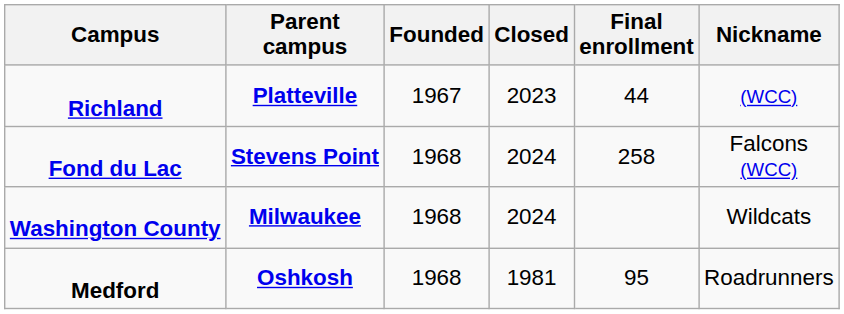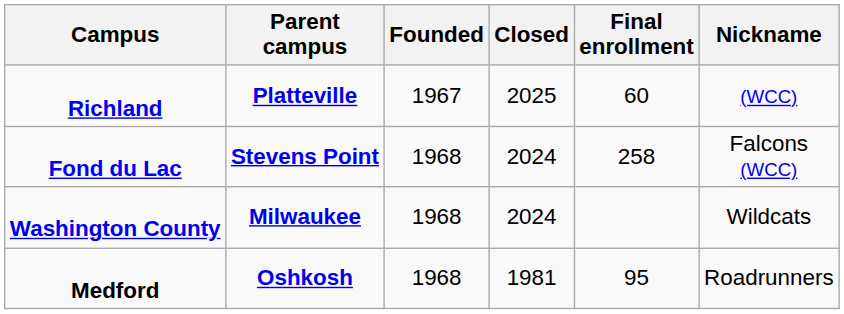(532, 95) 2023 -> (532, 95) 2025
(637, 95) 44 -> (637, 95) 60
